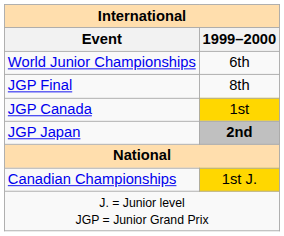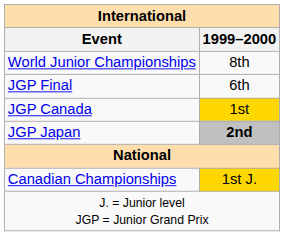(239, 62) 6th -> (239, 62) 8th
(239, 86) 8th -> (239, 86) 6th
